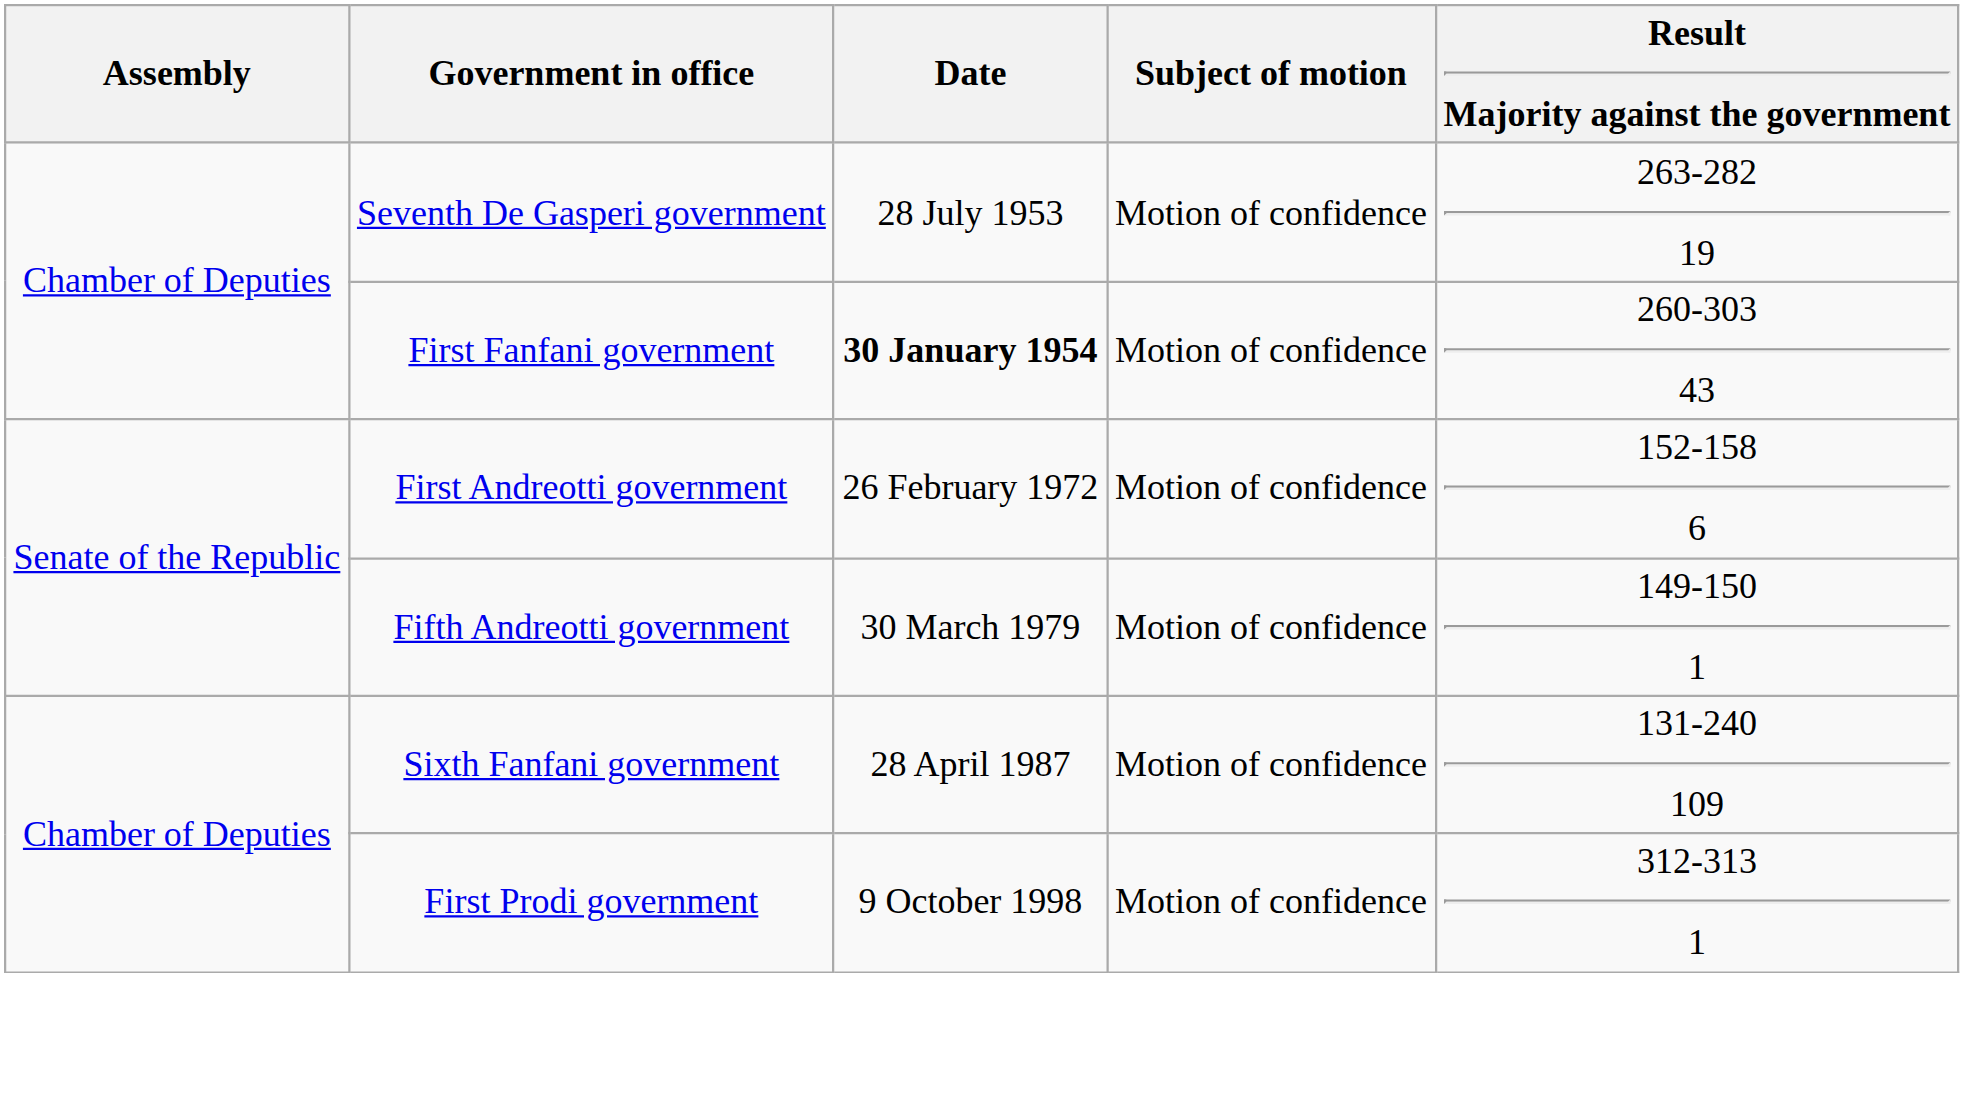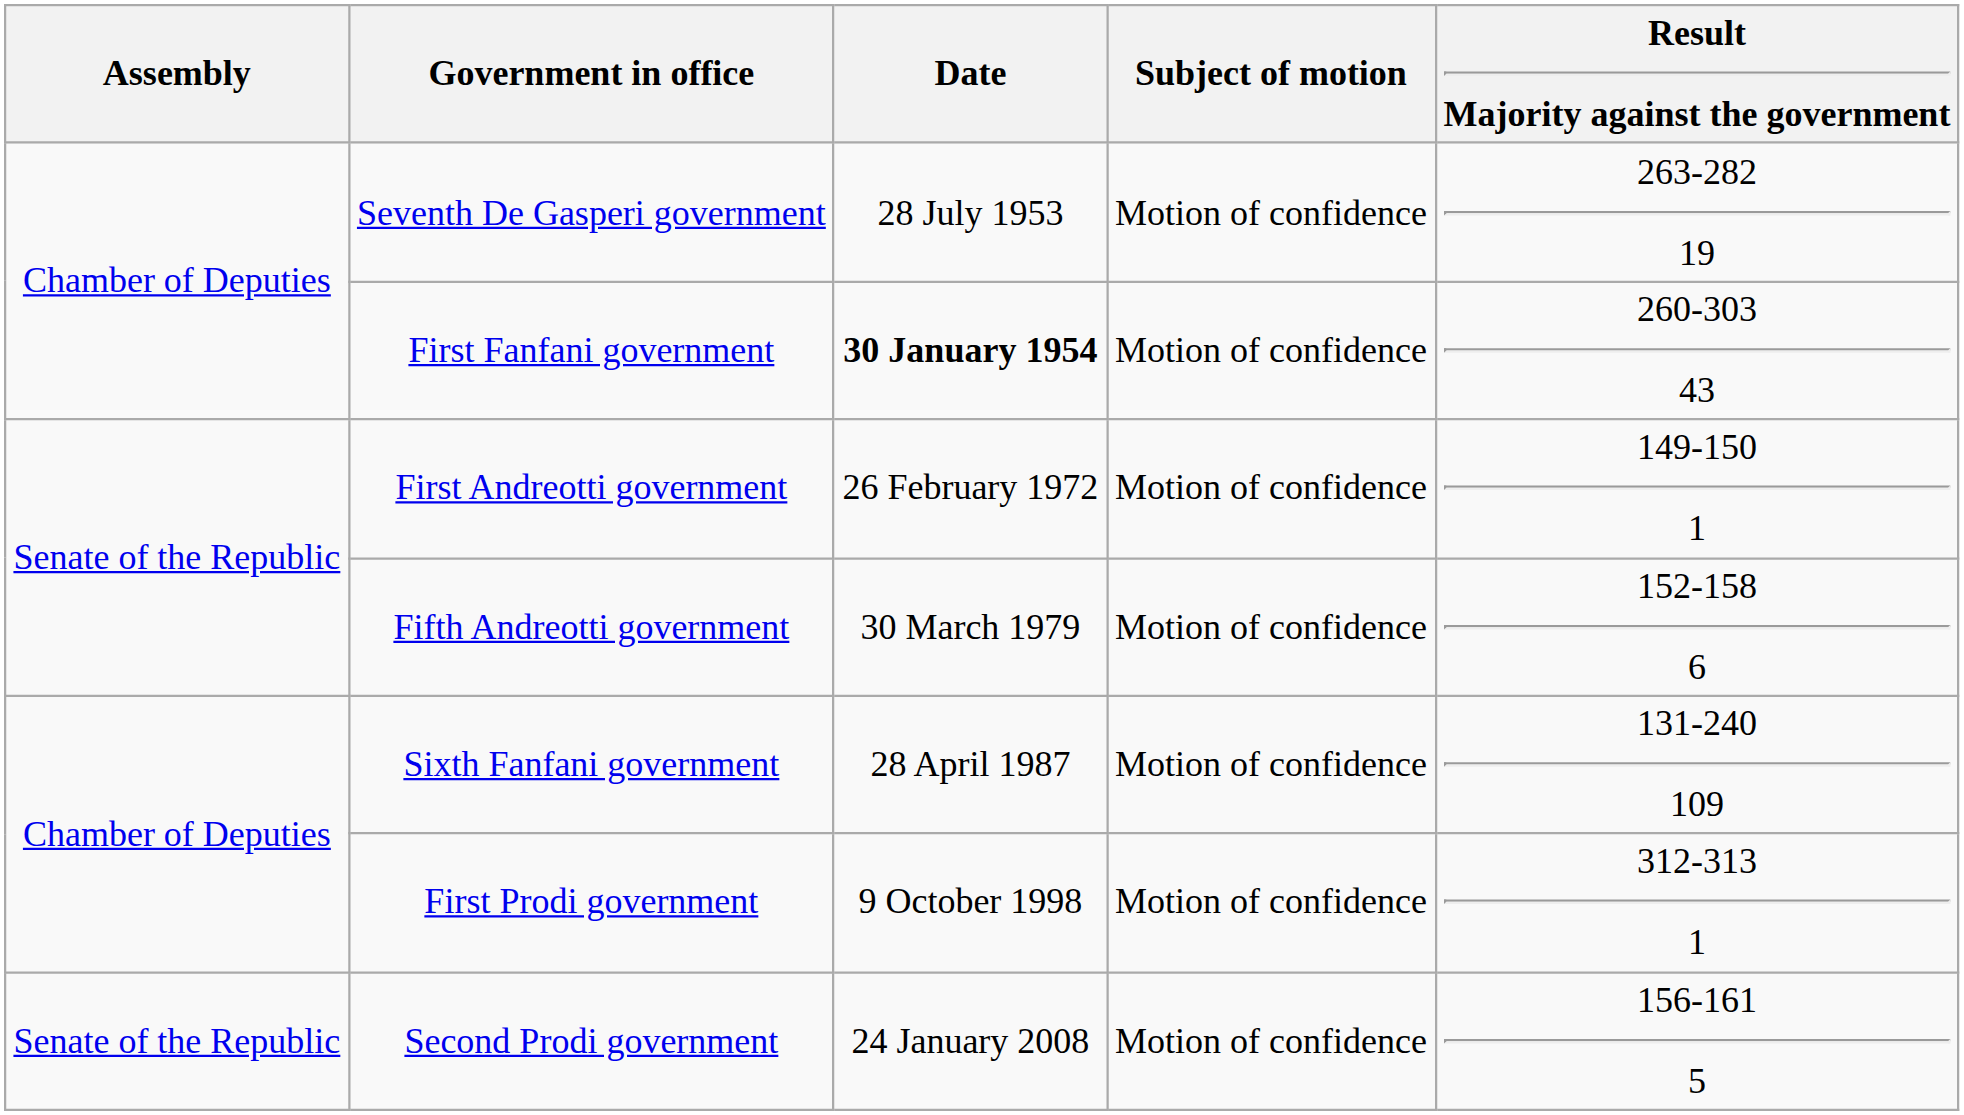(1697, 487) 152-158 6 -> (1697, 487) 149-150 1
(1697, 625) 149-150 1 -> (1697, 625) 152-158 6
+ row: (591, 1040)
